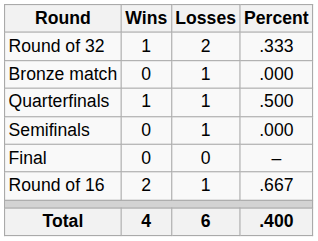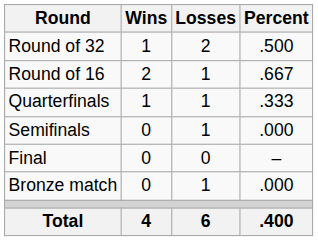(276, 46) .333 -> (276, 46) .500
rows swapped: (57, 185) <-> (63, 74)
(276, 102) .500 -> (276, 102) .333
